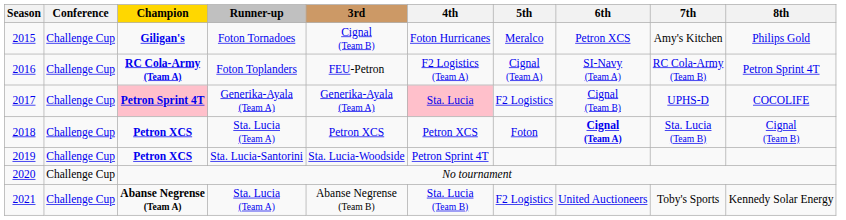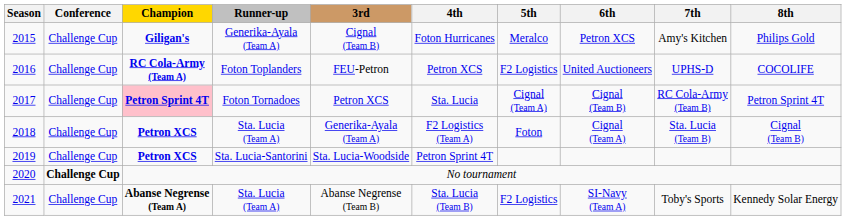(257, 38) Foton Tornadoes -> (261, 38) Generika-Ayala (Team A)
(450, 69) F2 Logistics (Team A) -> (455, 69) Petron XCS
(524, 69) Cignal (Team A) -> (529, 69) F2 Logistics
(603, 69) SI-Navy (Team A) -> (607, 69) United Auctioneers
(688, 69) RC Cola-Army (Team B) -> (693, 69) UPHS-D
(781, 69) Petron Sprint 4T -> (786, 69) COCOLIFE
(257, 100) Generika-Ayala (Team A) -> (261, 100) Foton Tornadoes
(357, 100) Generika-Ayala (Team A) -> (361, 100) Petron XCS
(450, 100) pink background -> (455, 100) no background
(524, 100) F2 Logistics -> (529, 100) Cignal (Team A)
(688, 100) UPHS-D -> (693, 100) RC Cola-Army (Team B)
(781, 100) COCOLIFE -> (786, 100) Petron Sprint 4T
(357, 132) Petron XCS -> (361, 132) Generika-Ayala (Team A)
(450, 132) Petron XCS -> (455, 132) F2 Logistics (Team A)
(603, 132) bold -> (607, 132) normal
(81, 175) normal -> (83, 175) bold
(603, 199) United Auctioneers -> (607, 199) SI-Navy (Team A)
